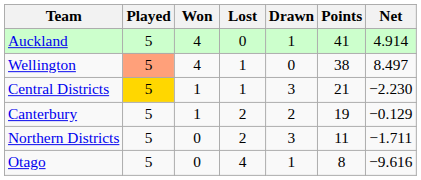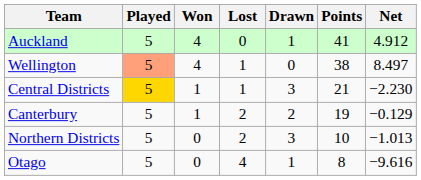(391, 41) 4.914 -> (391, 41) 4.912
(342, 138) 11 -> (342, 138) 10
(391, 138) −1.711 -> (391, 138) −1.013
